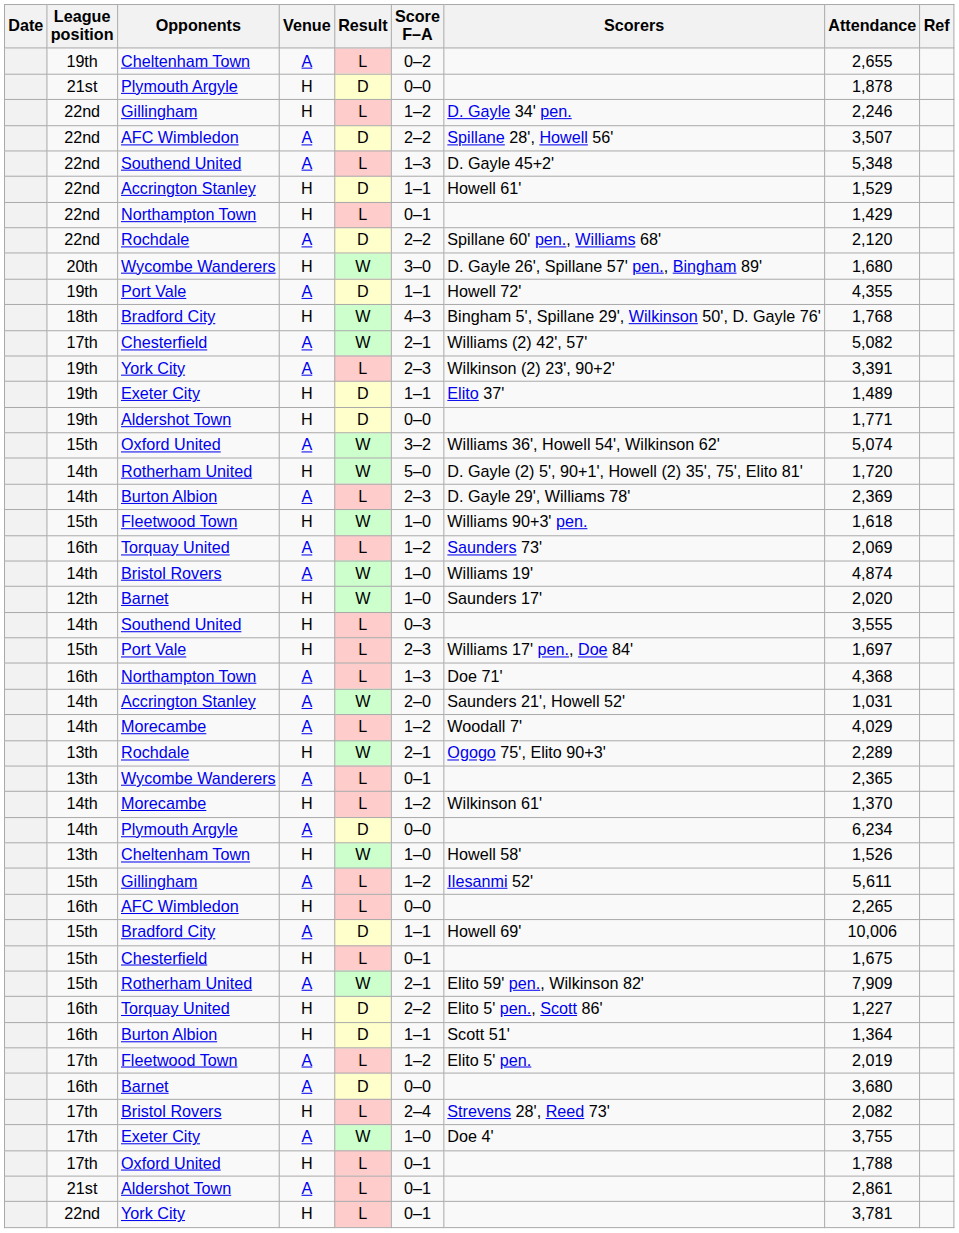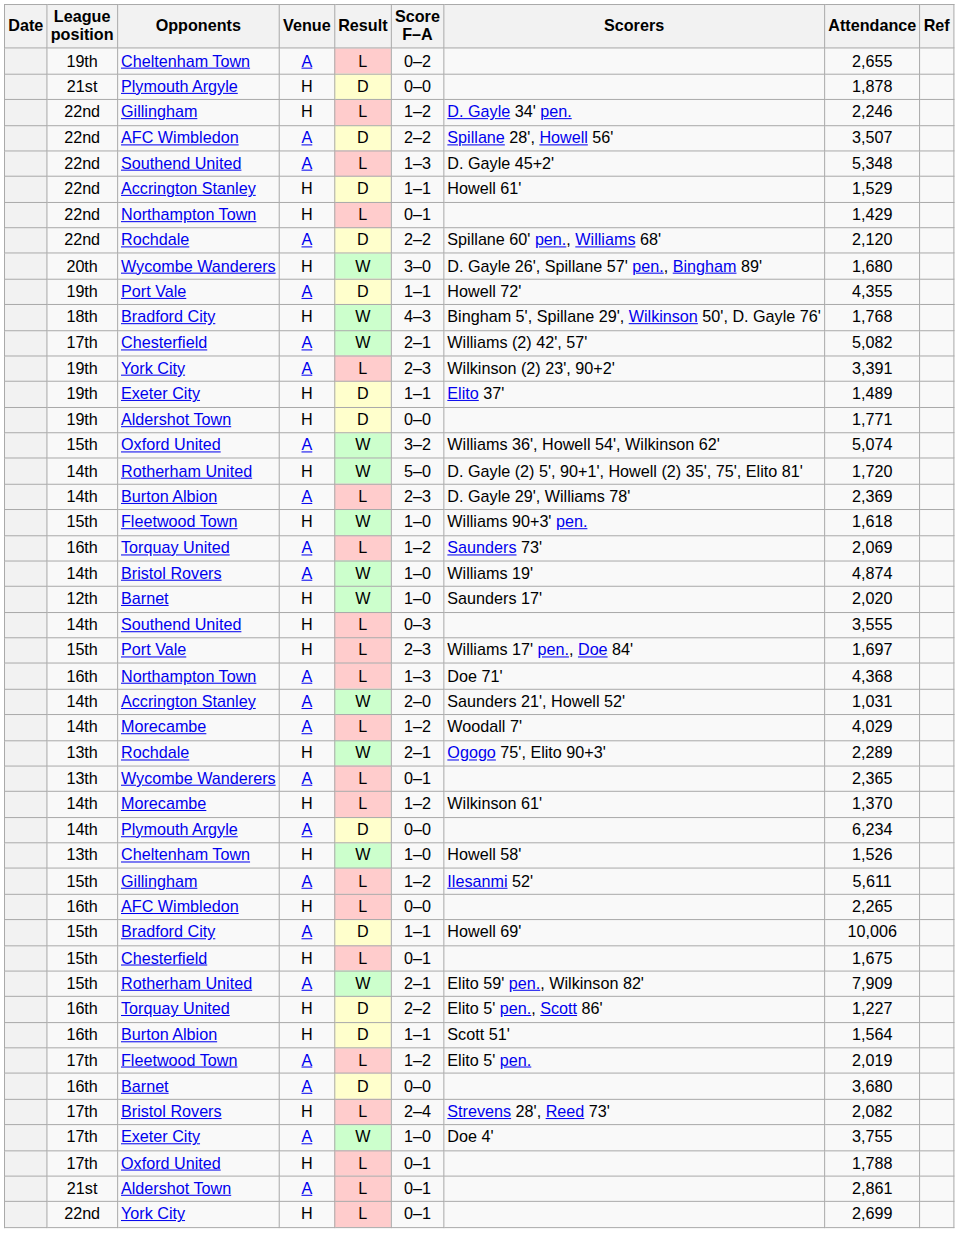(872, 1035) 1,364 -> (872, 1035) 1,564
(872, 1214) 3,781 -> (872, 1214) 2,699
